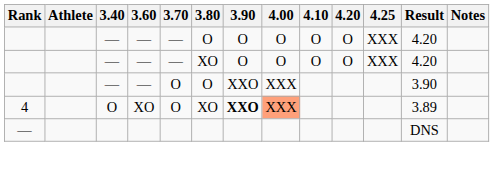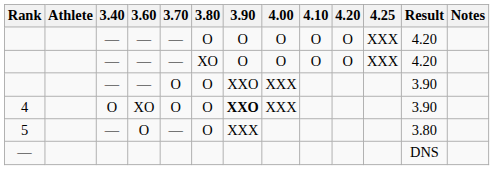(208, 107) XO -> (208, 107) O
(281, 107) lightsalmon background -> (281, 107) no background
(424, 107) 3.89 -> (424, 107) 3.90
+ row: (25, 130)
